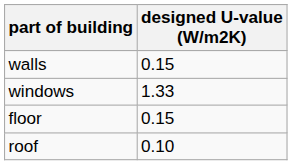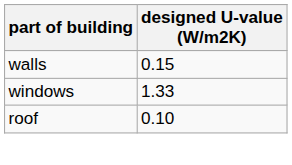- row: (25, 118)
